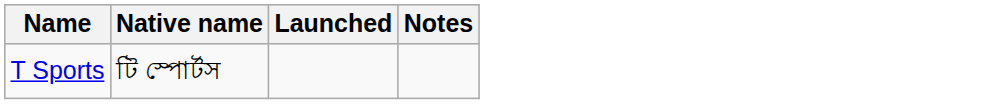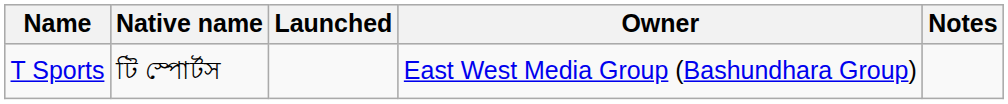+ column: (660, 24)
